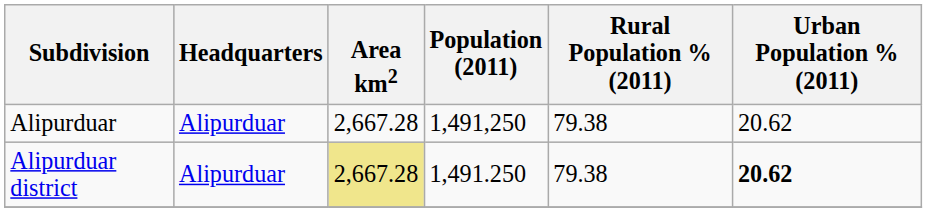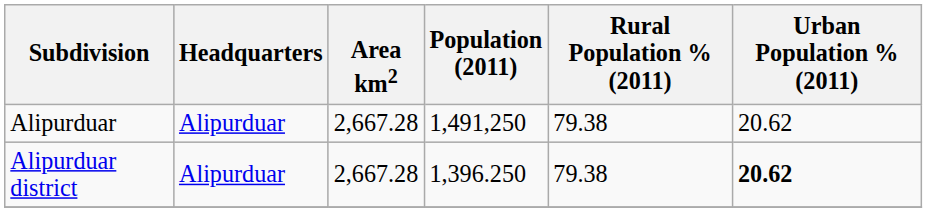(376, 174) khaki background -> (376, 174) no background
(478, 174) 1,491.250 -> (478, 174) 1,396.250
